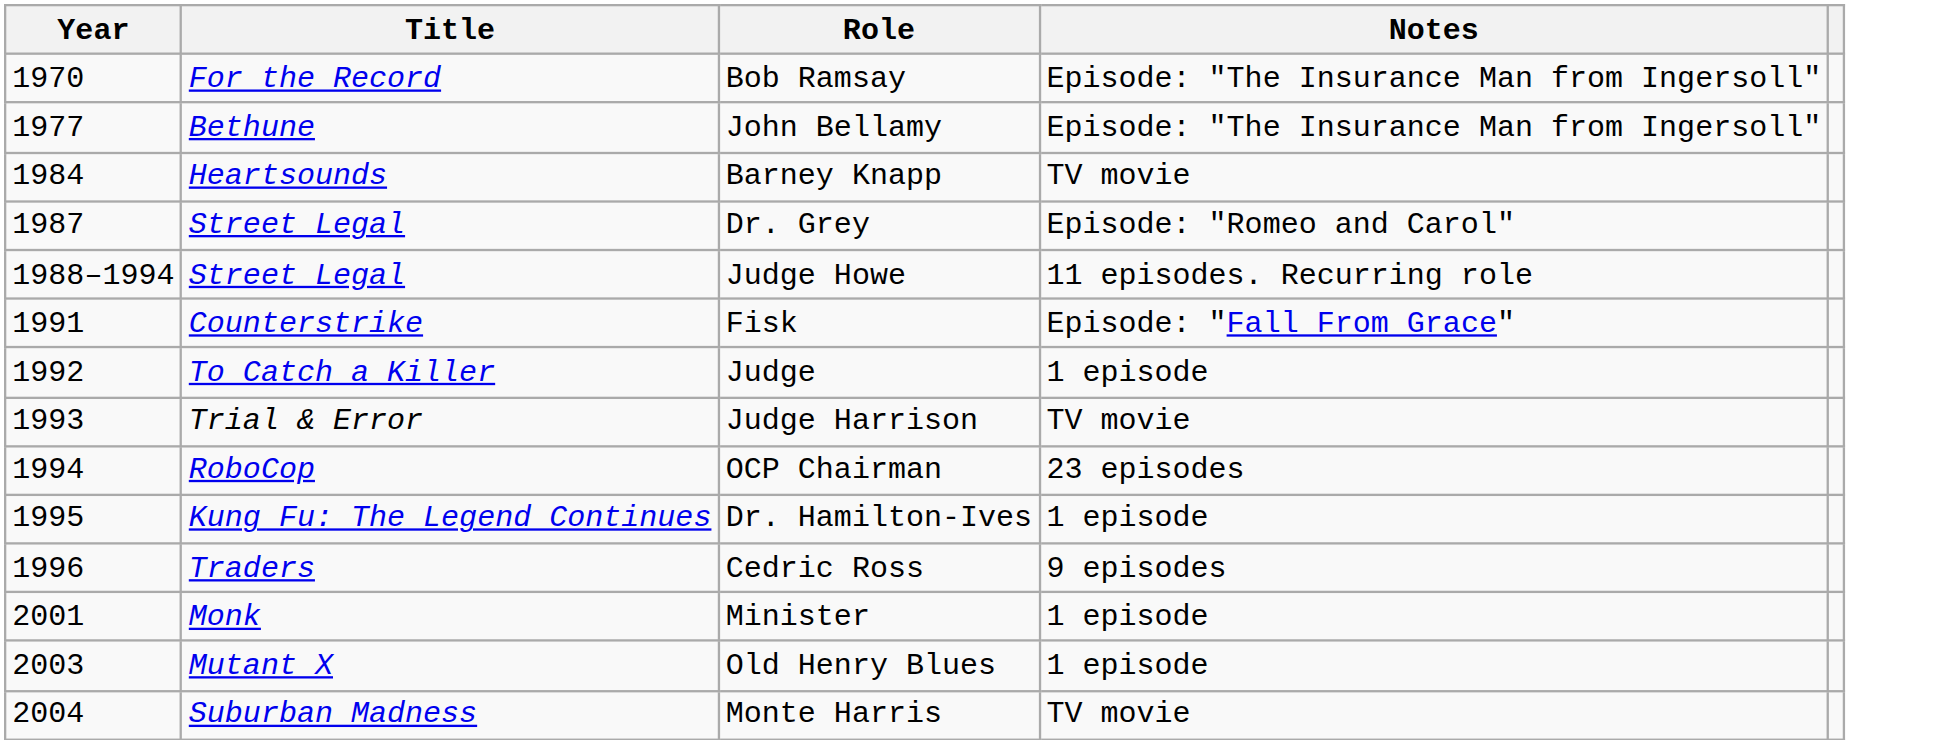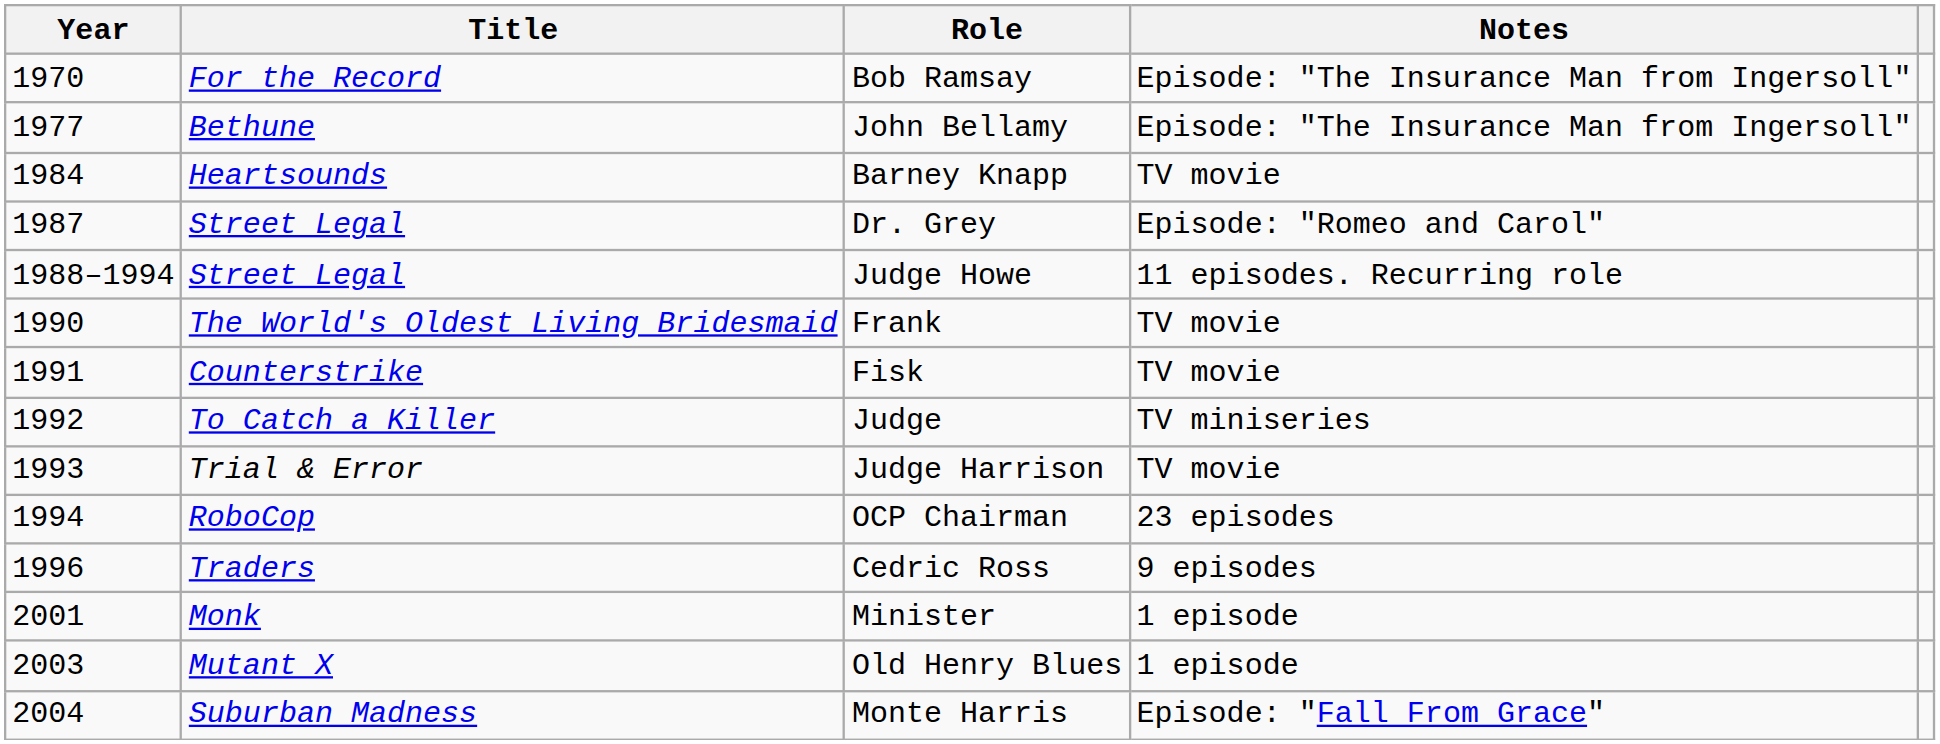+ row: (897, 323)
(1281, 323) Episode: "Fall From Grace" -> (1209, 372) TV movie
(1127, 372) 1 episode -> (1254, 421) TV miniseries
- row: (879, 519)
(1118, 715) TV movie -> (1371, 715) Episode: "Fall From Grace"
